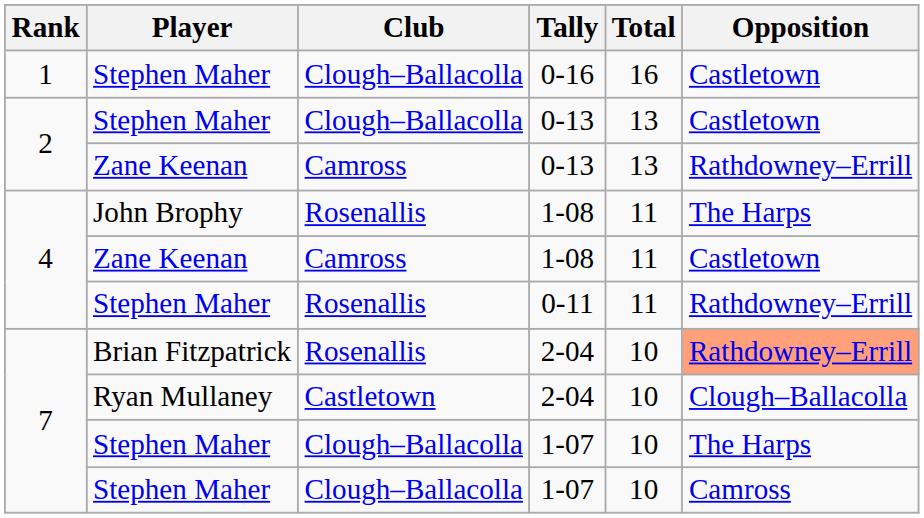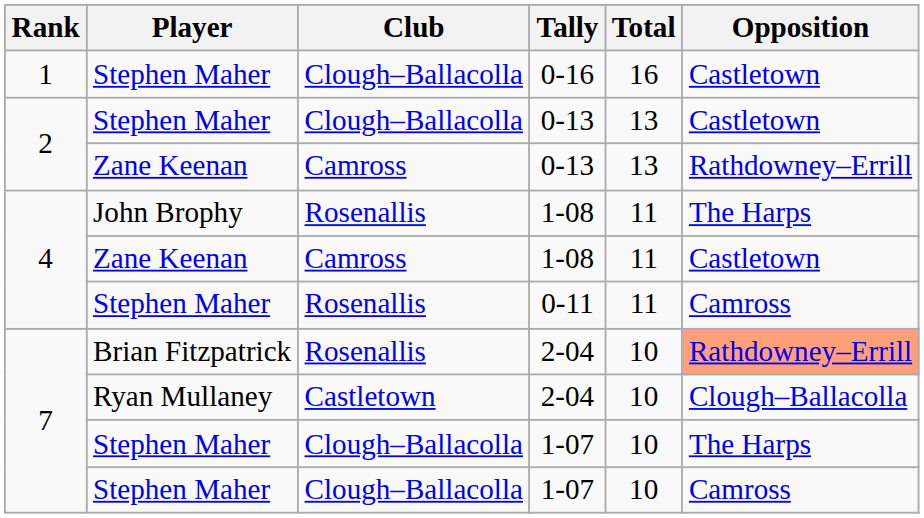(801, 304) Rathdowney–Errill -> (740, 304) Camross
